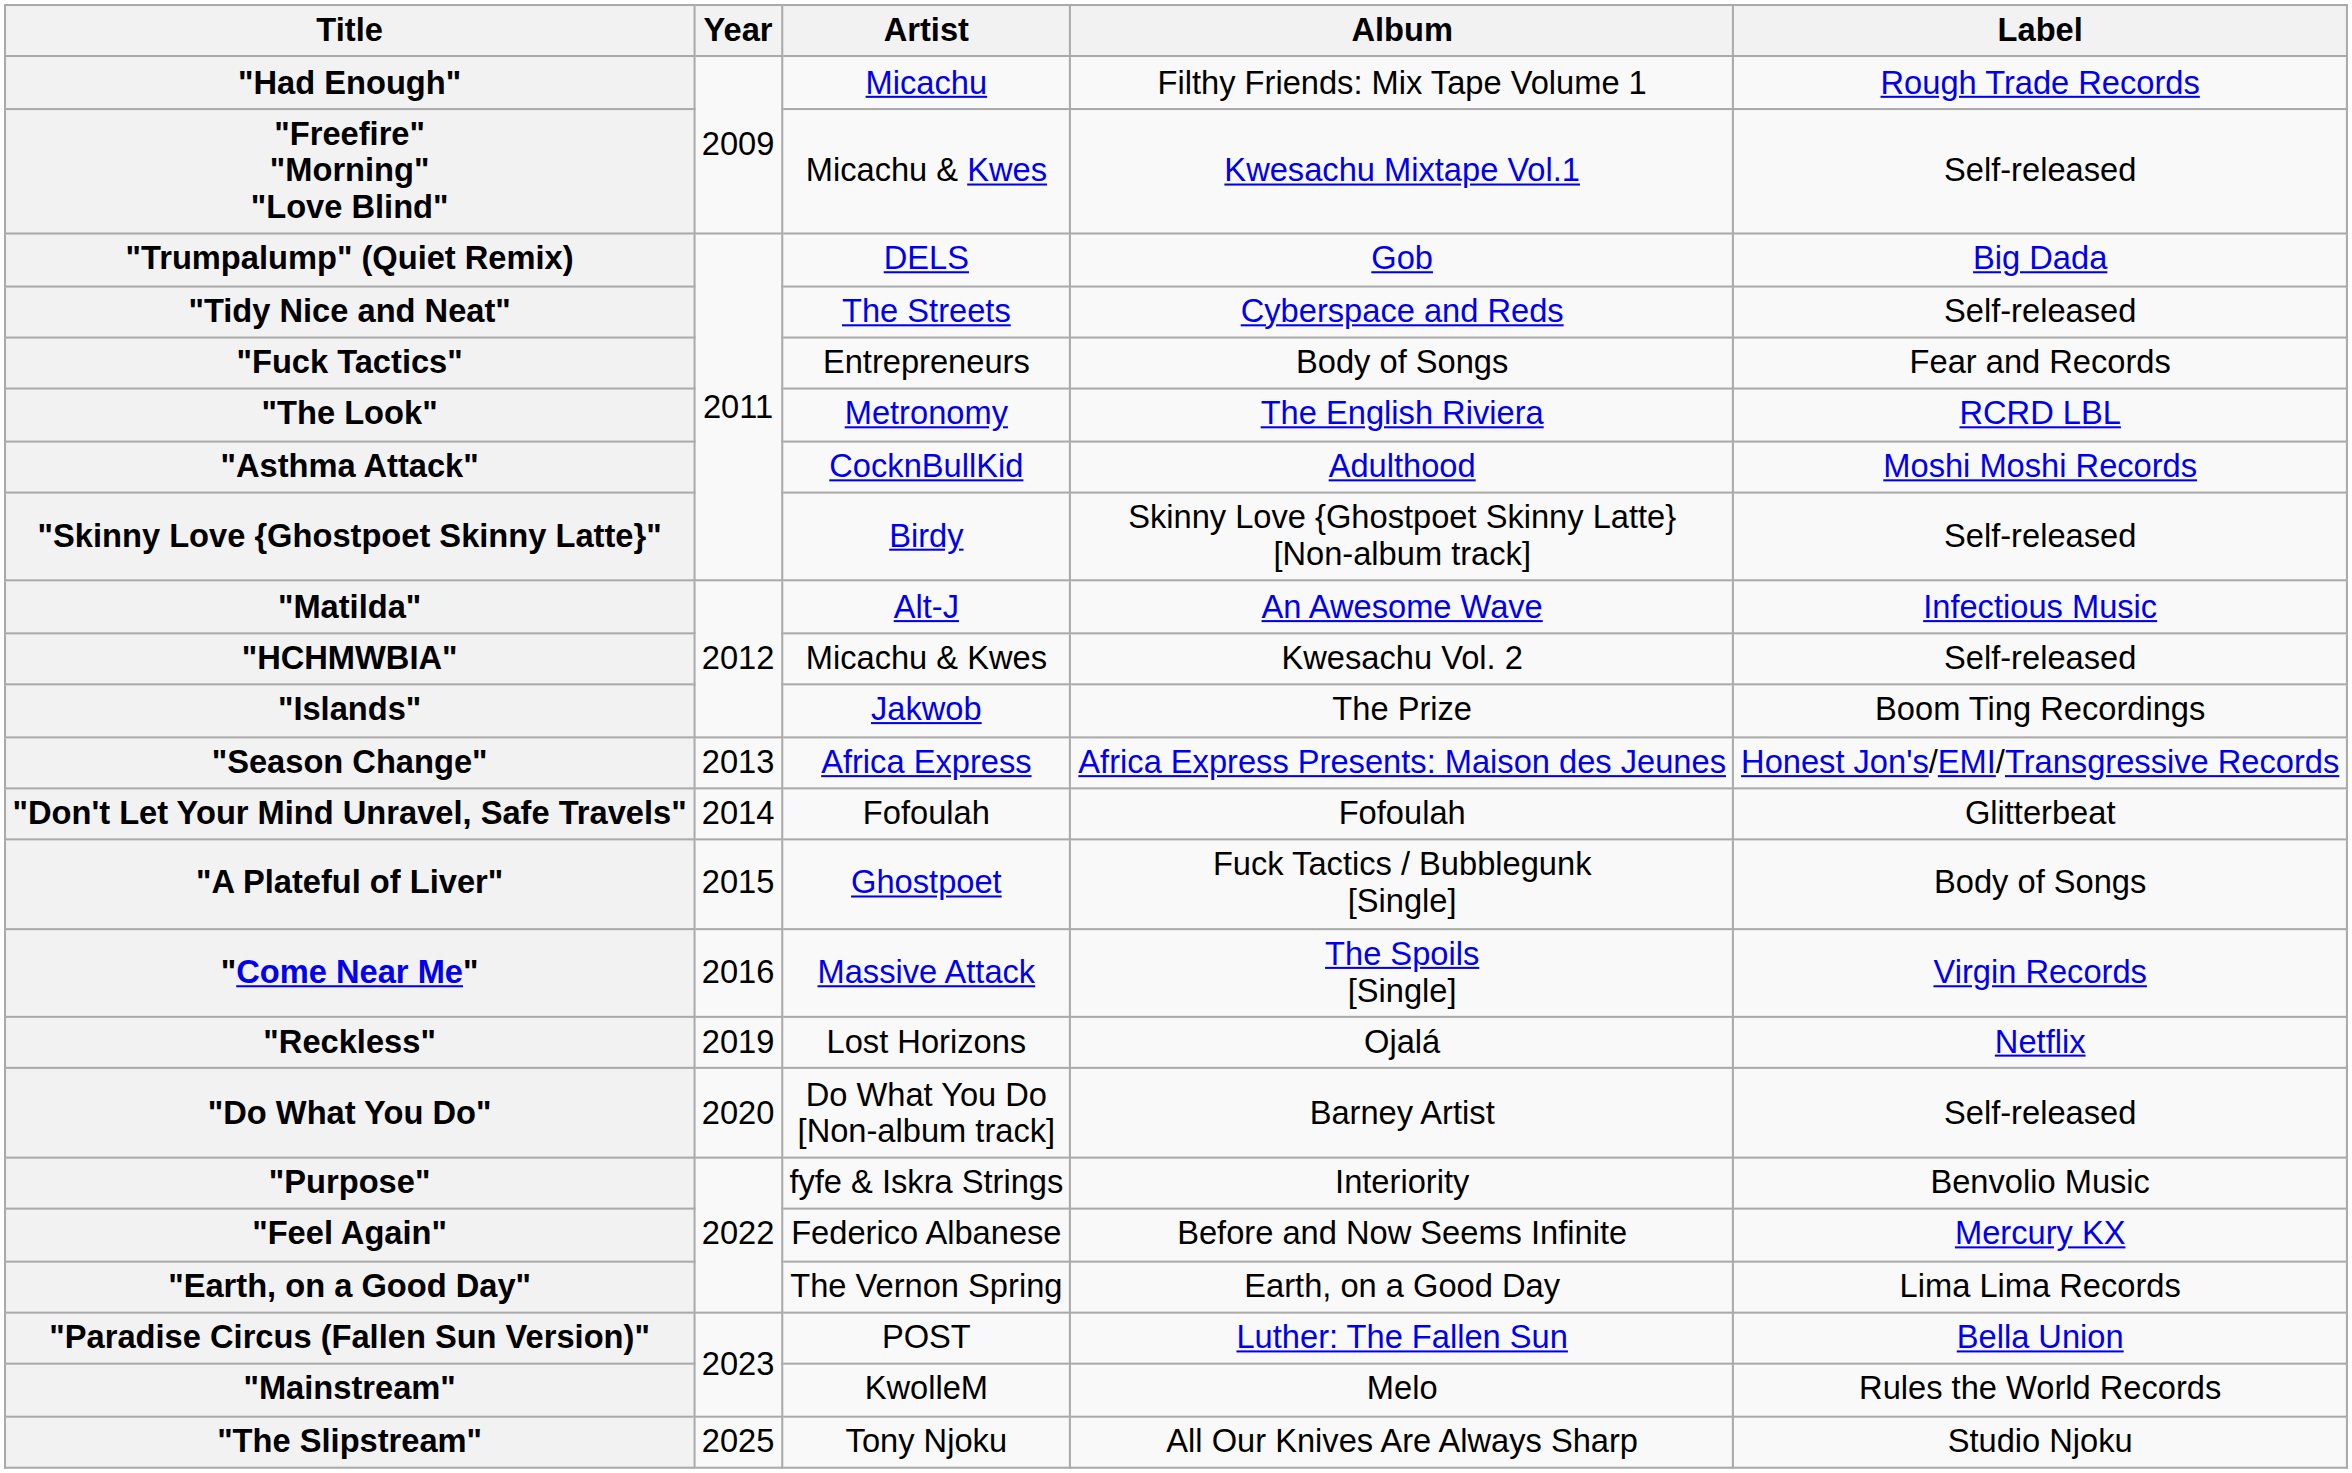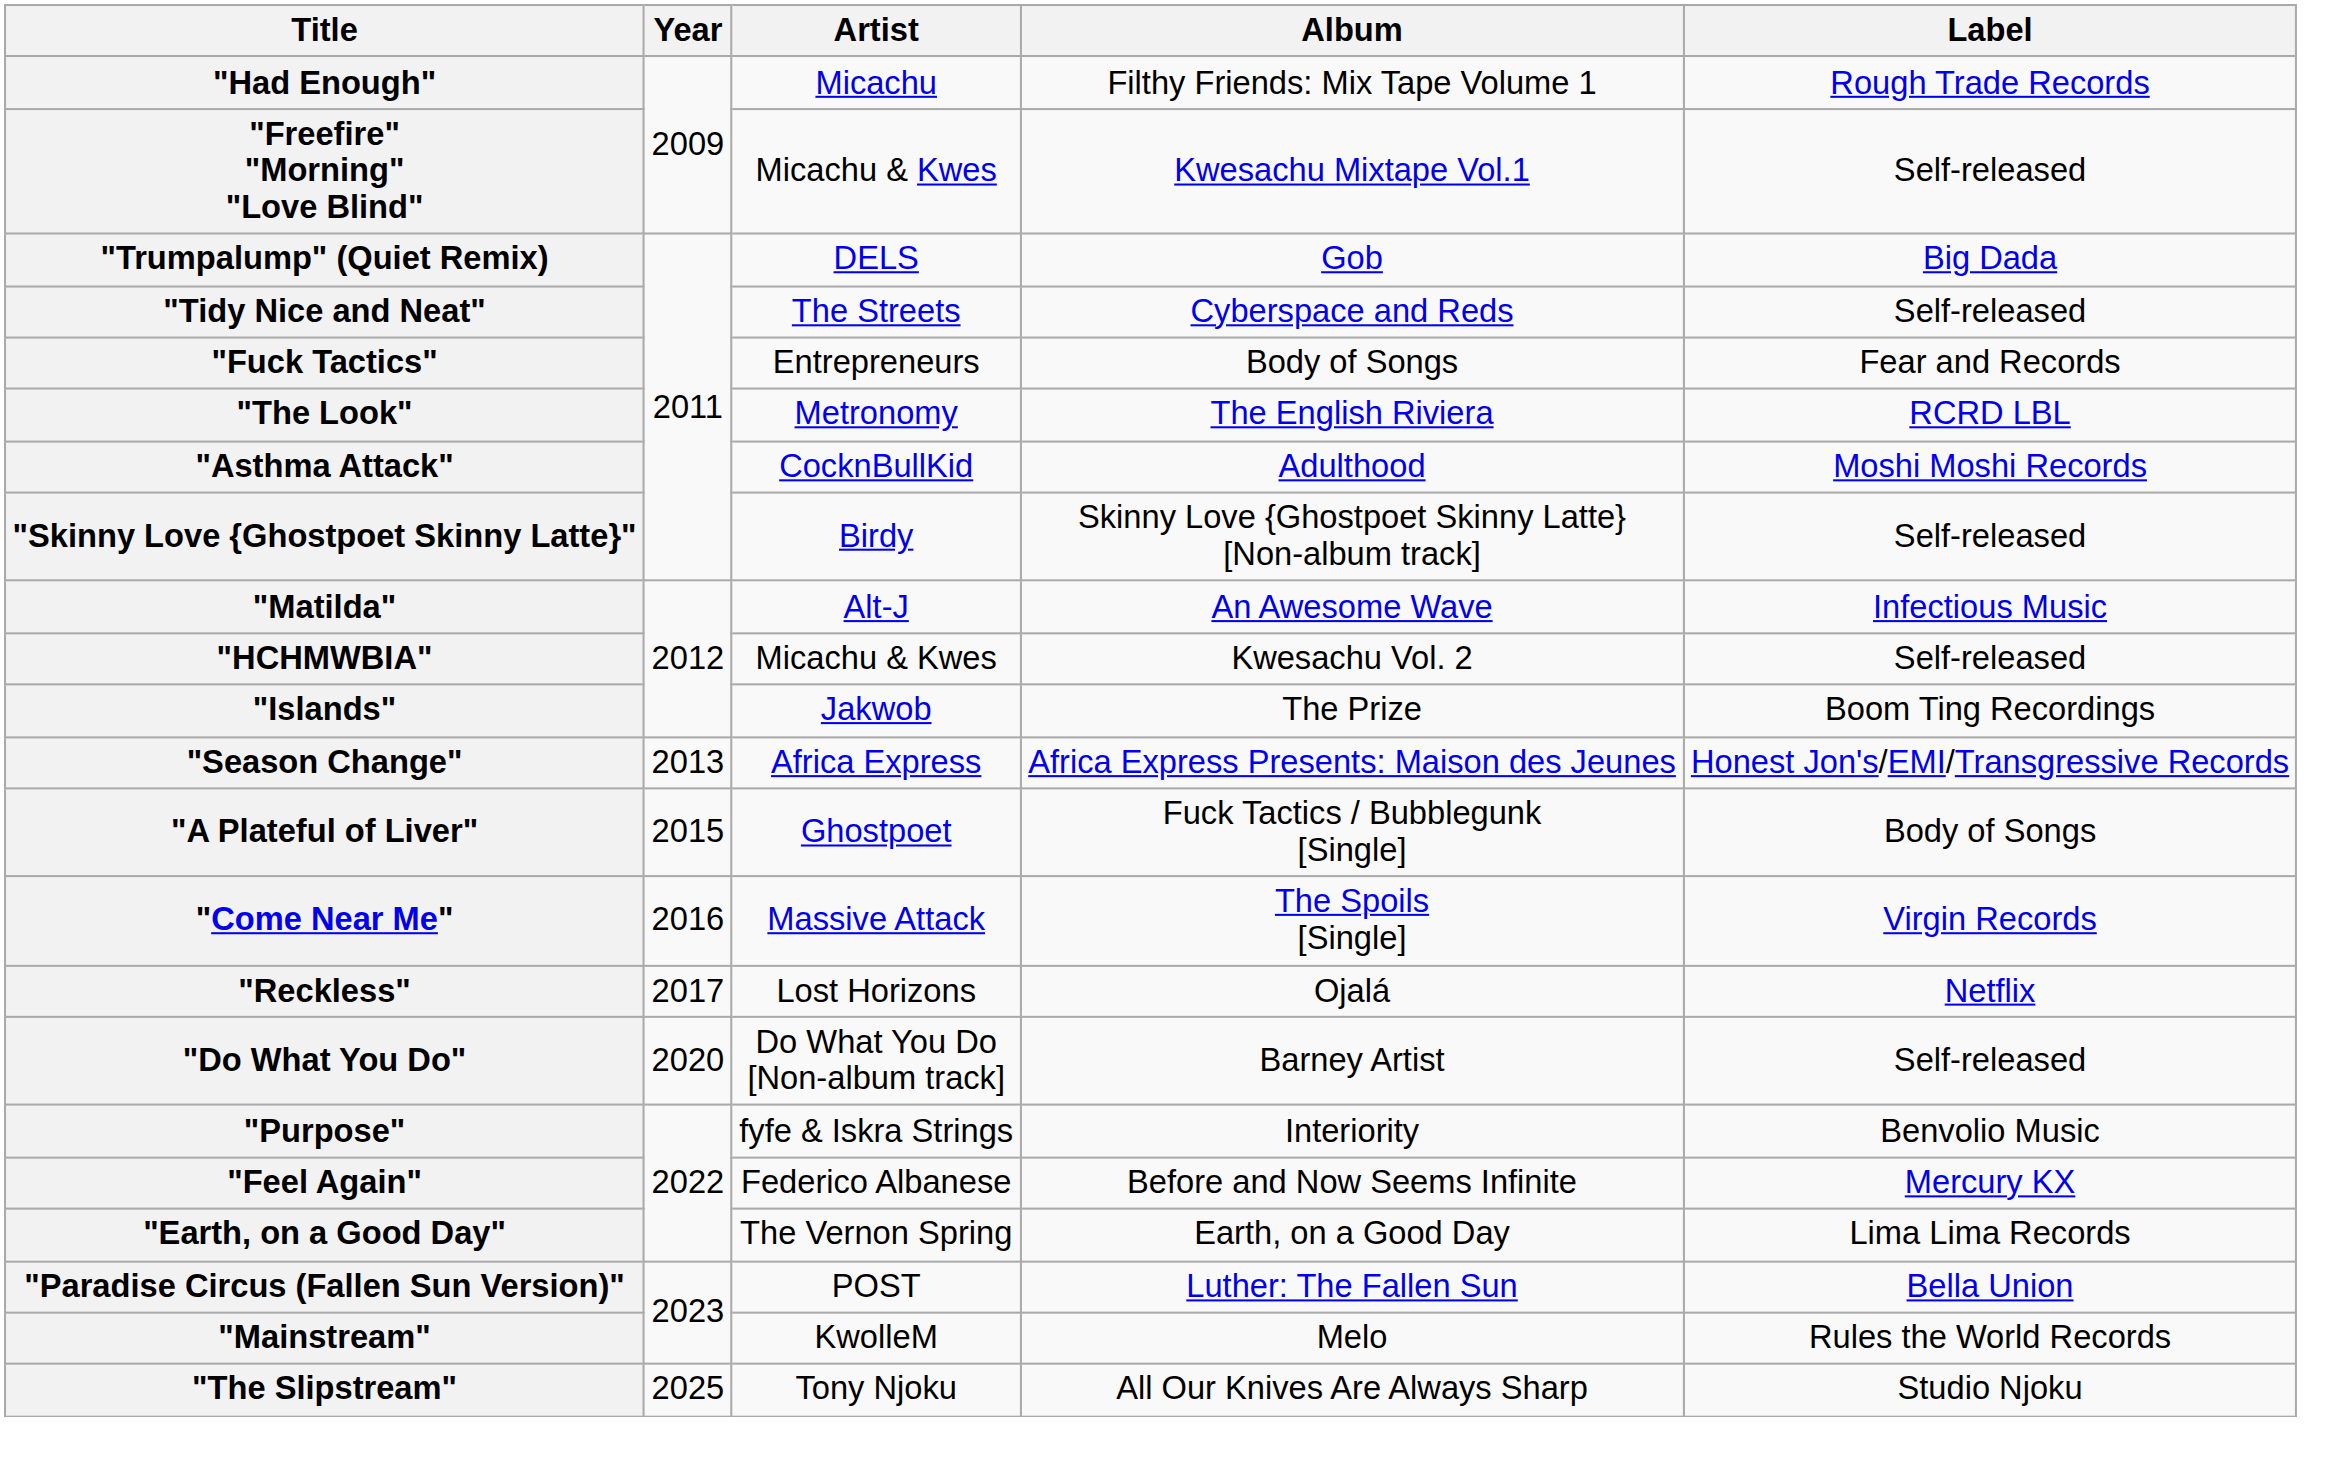- row: (350, 813)
(738, 1042) 2019 -> (688, 990) 2017
